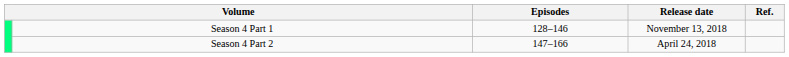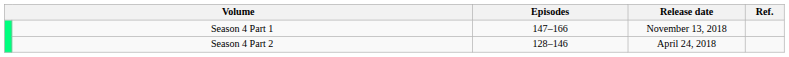(550, 28) 128–146 -> (550, 28) 147–166
(550, 44) 147–166 -> (550, 44) 128–146
